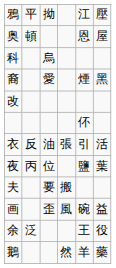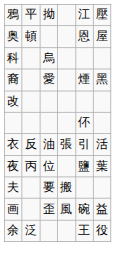- row: (13, 252)
